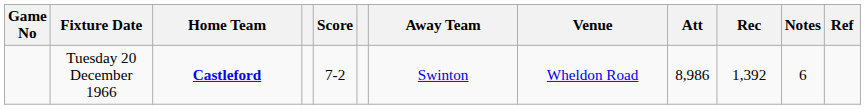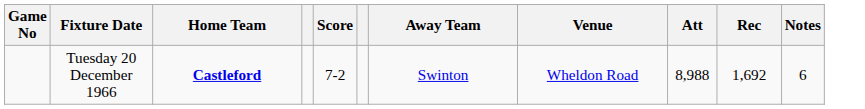- column: (842, 25)
(692, 74) 8,986 -> (692, 74) 8,988
(749, 74) 1,392 -> (749, 74) 1,692
